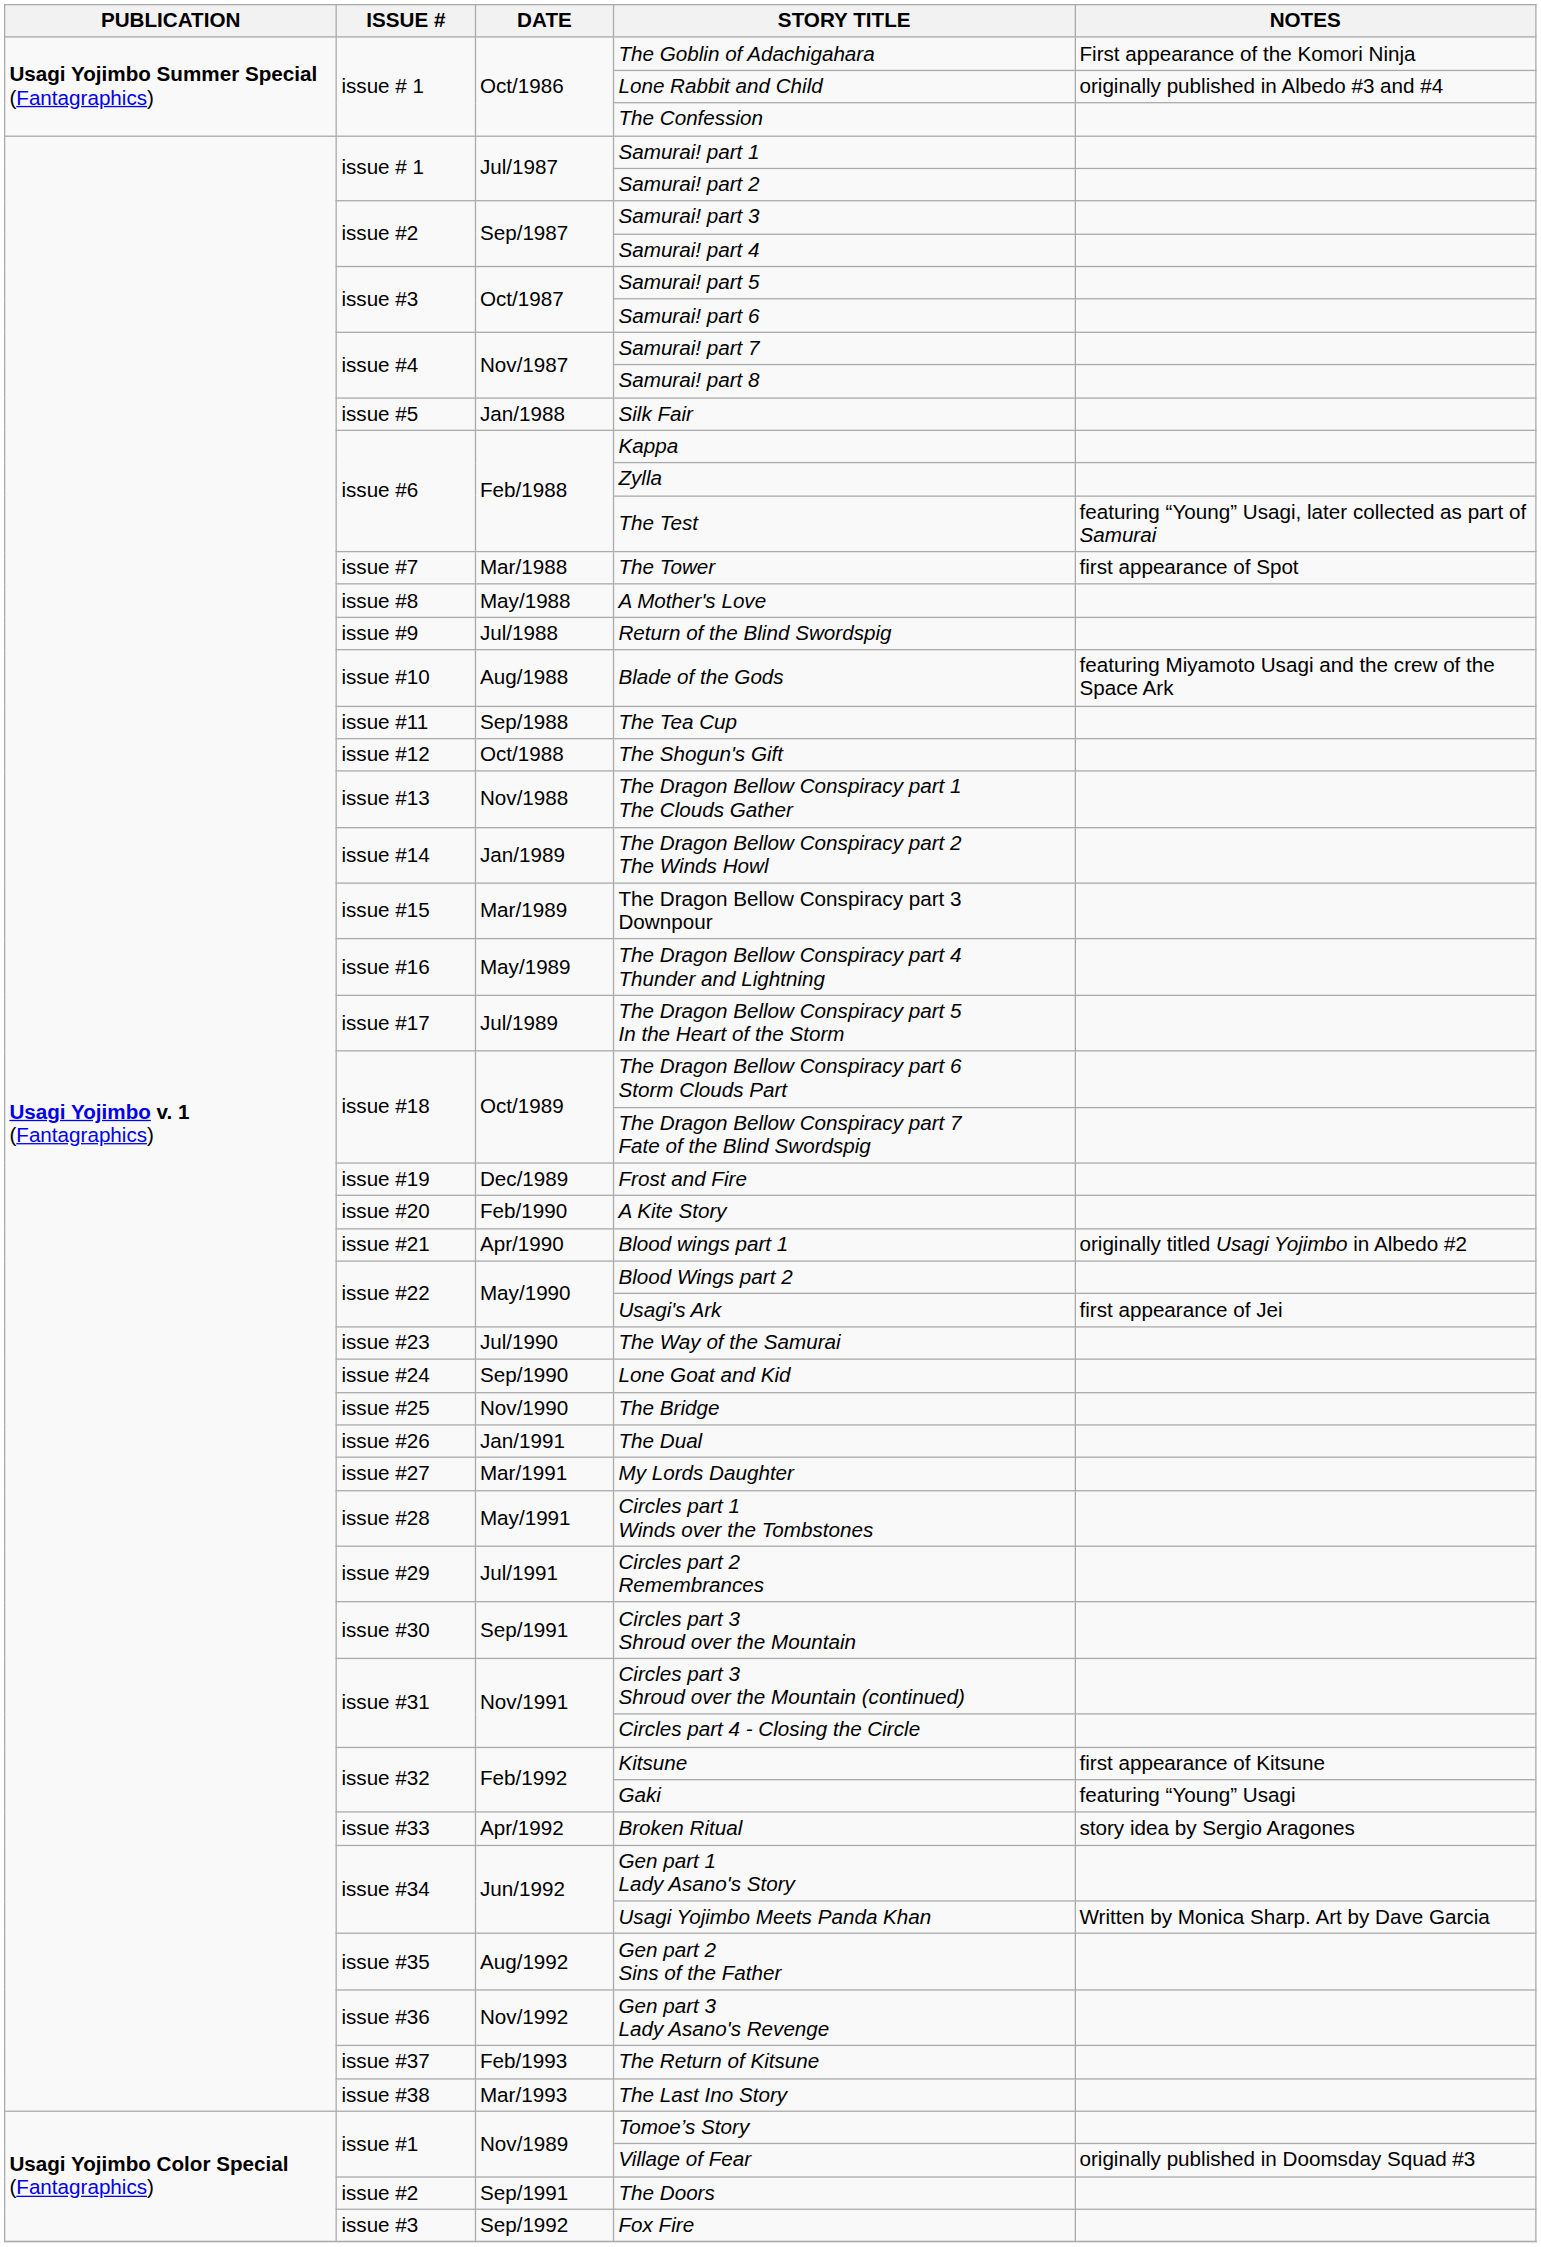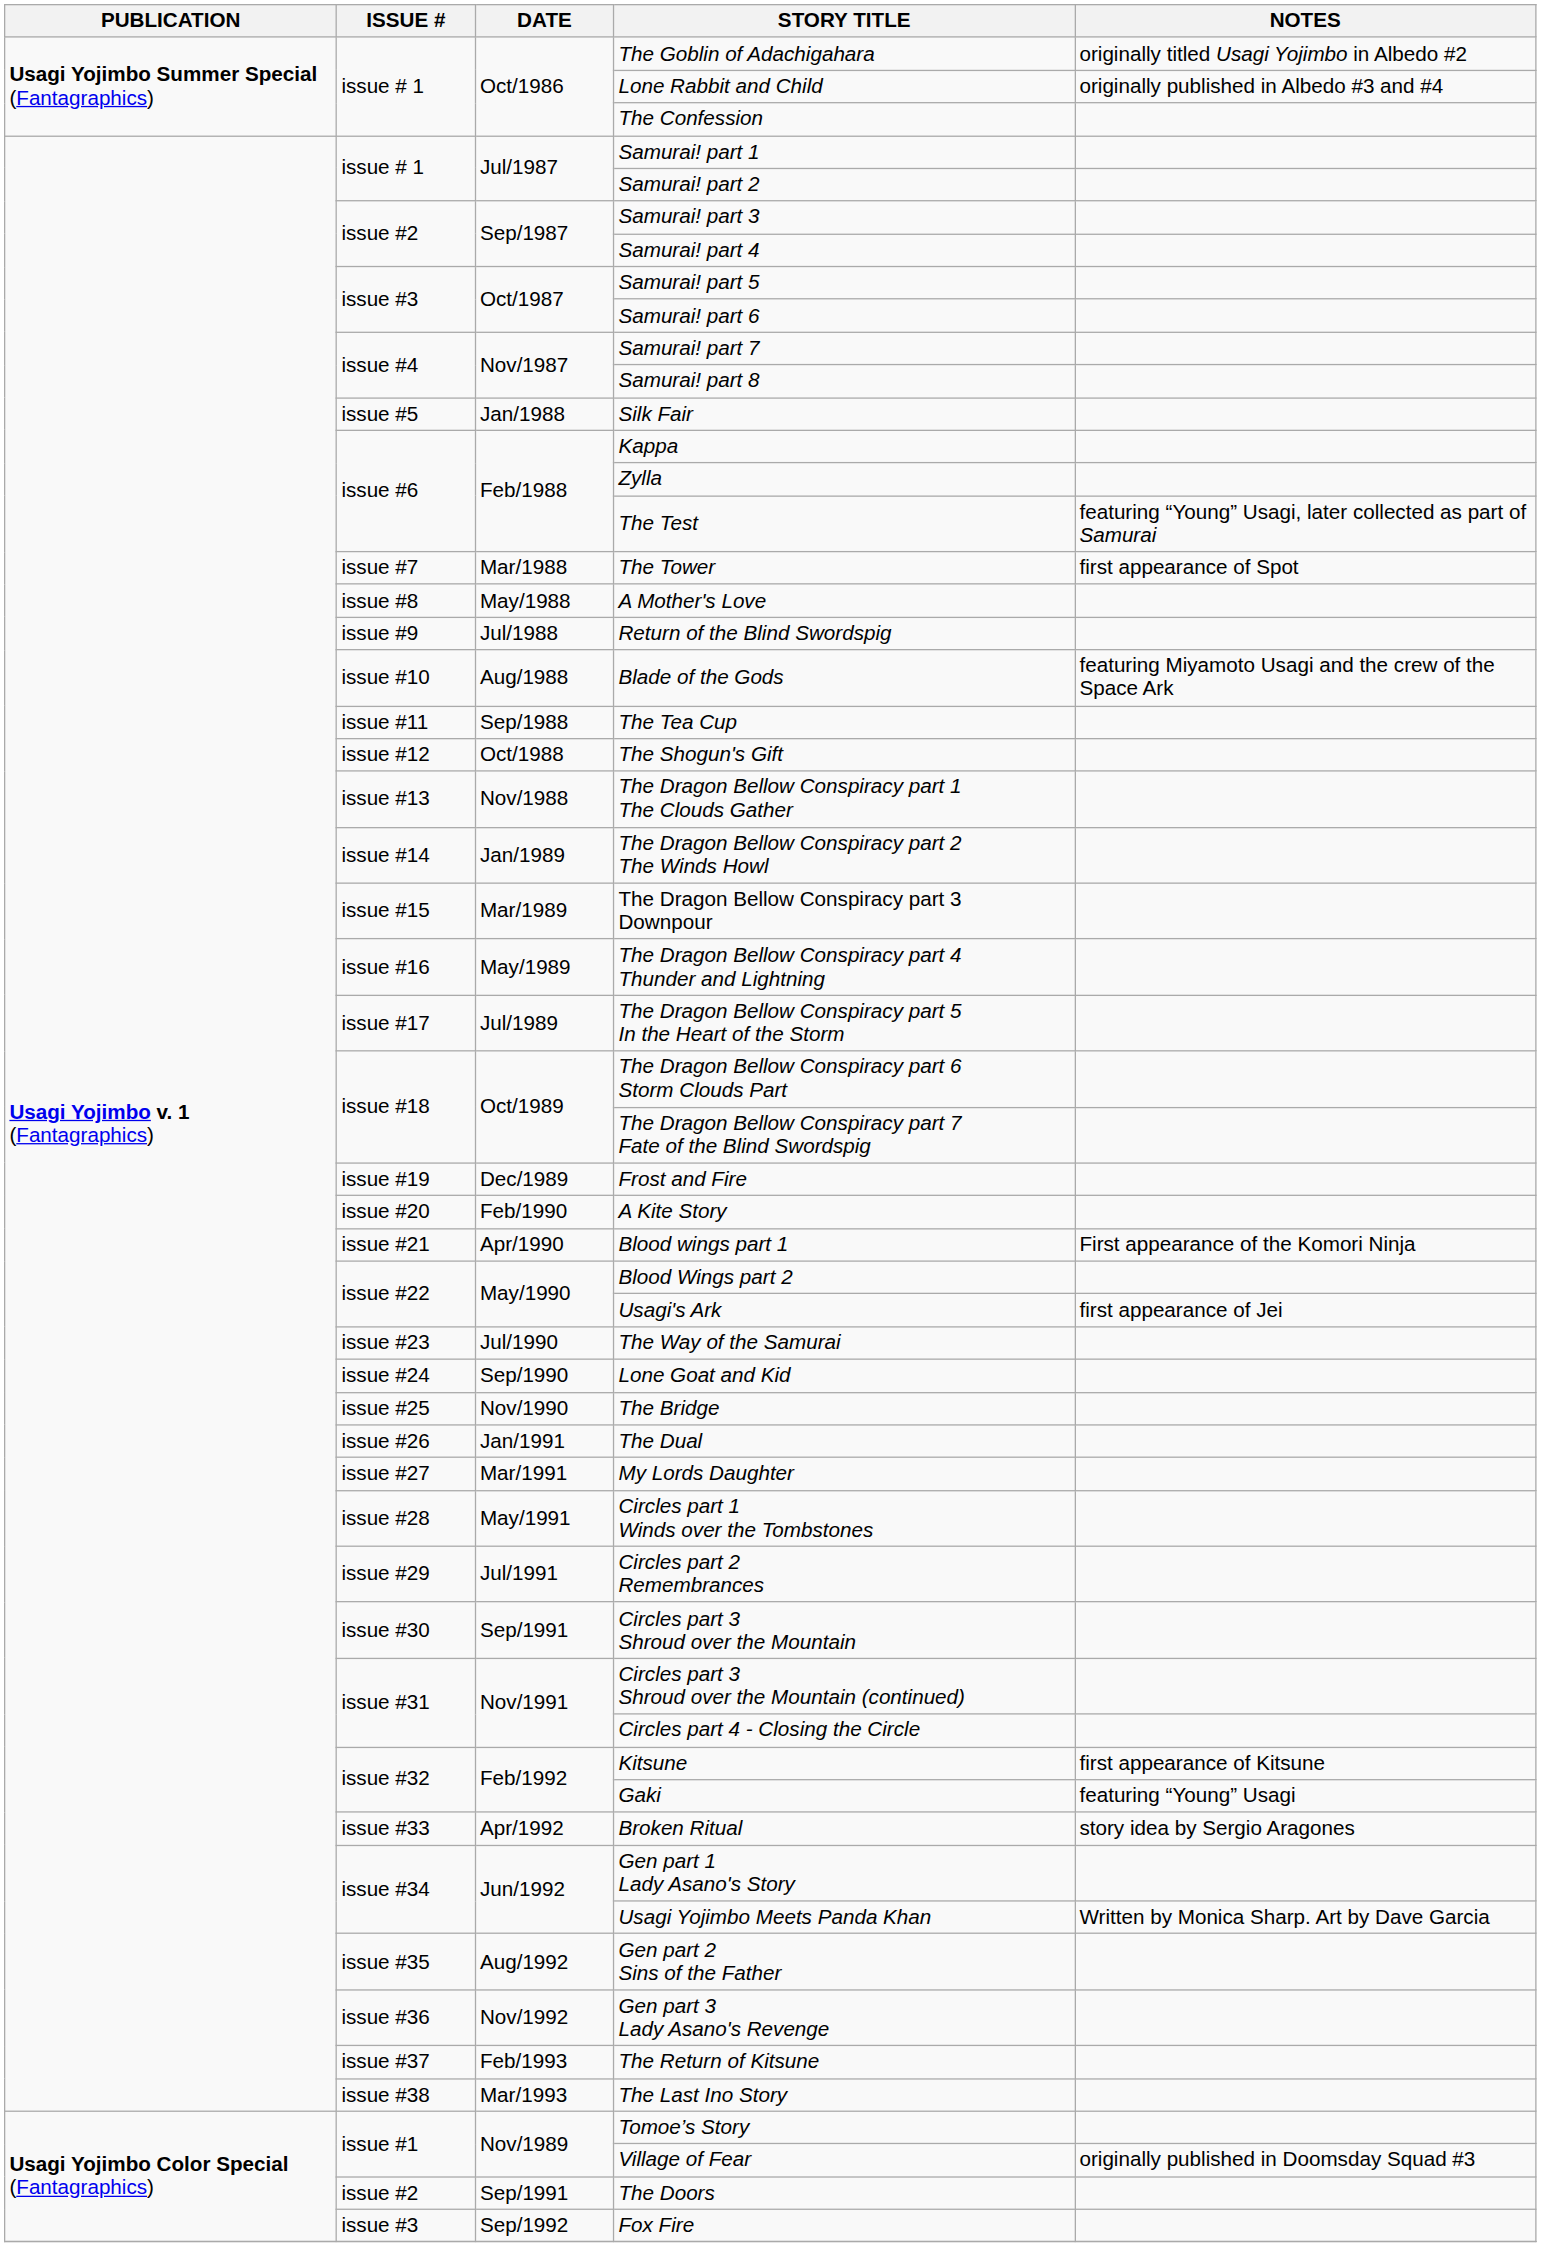(1248, 53) First appearance of the Komori Ninja -> (1273, 53) originally titled Usagi Yojimbo in Albedo #2
(1273, 1244) originally titled Usagi Yojimbo in Albedo #2 -> (1248, 1244) First appearance of the Komori Ninja
